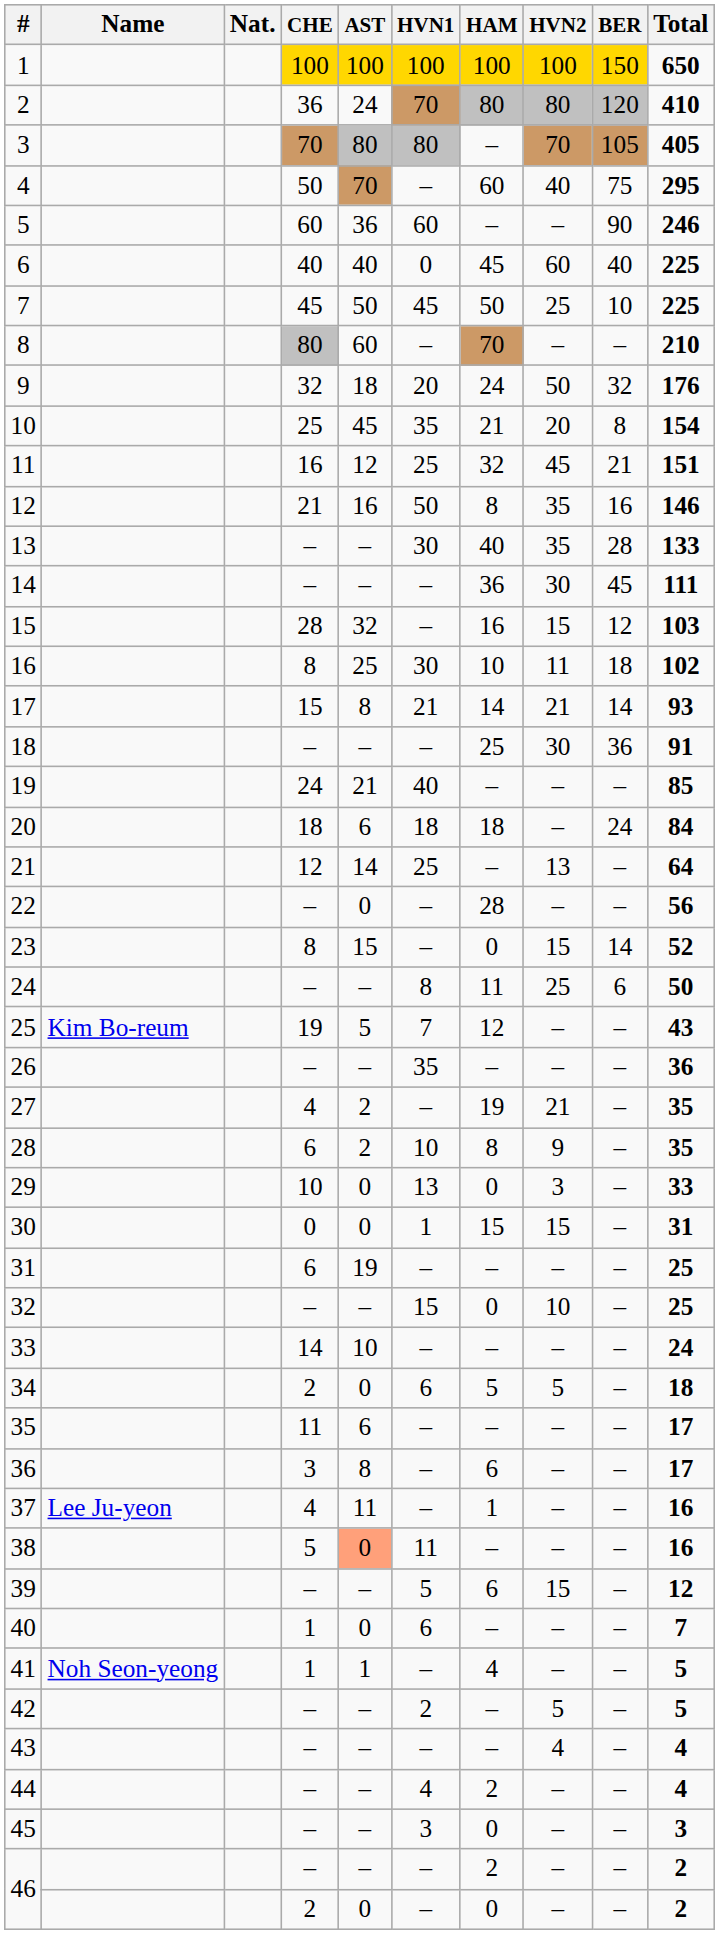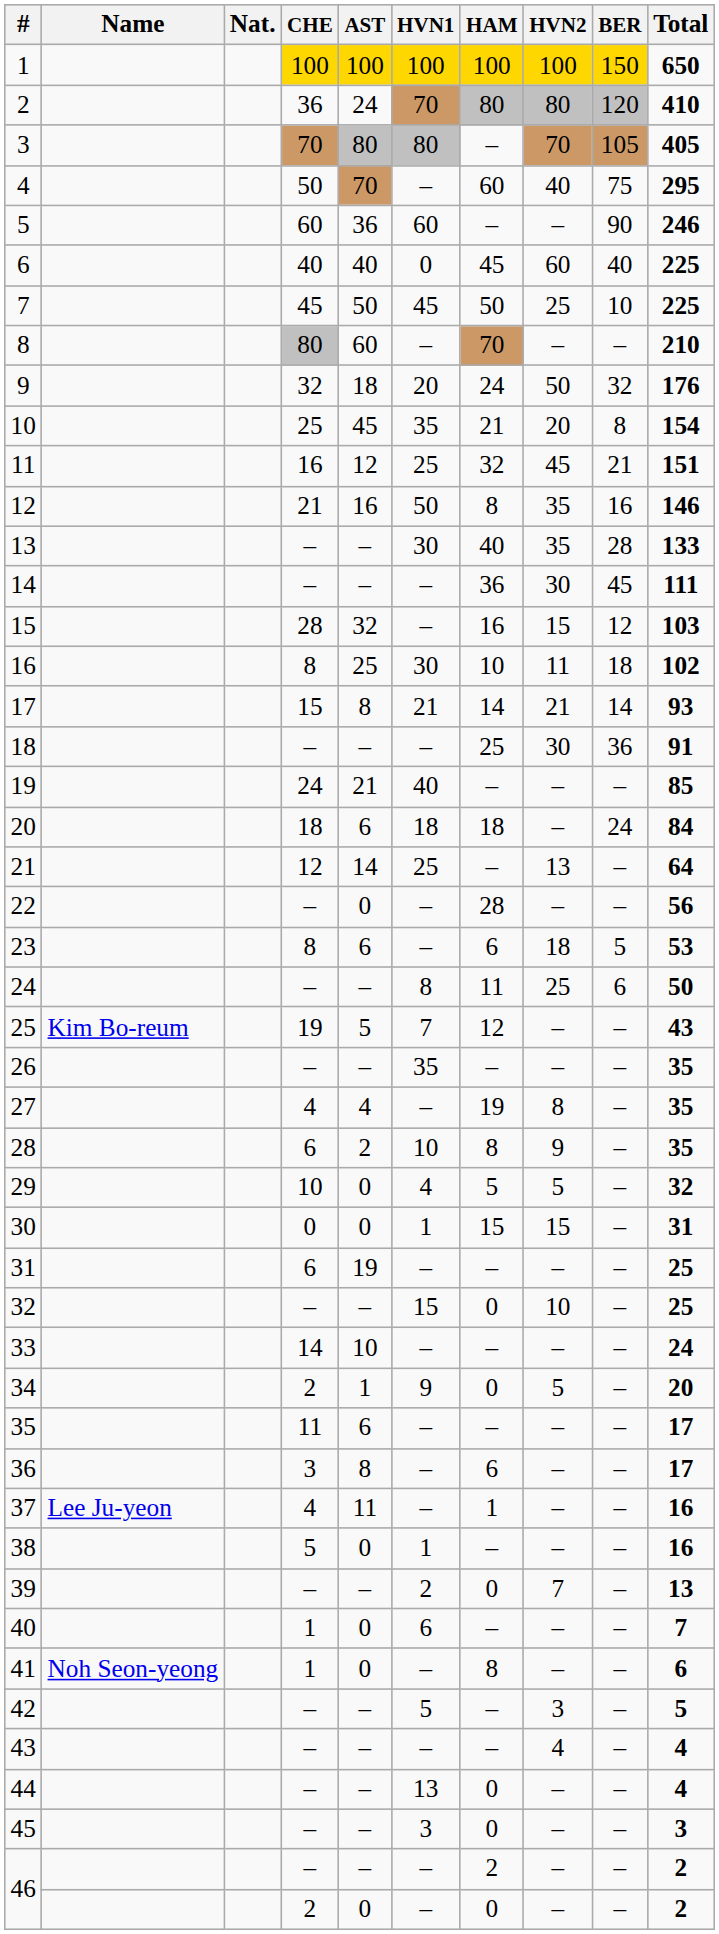(365, 946) 15 -> (365, 946) 6
(492, 946) 0 -> (492, 946) 6
(558, 946) 15 -> (558, 946) 18
(620, 946) 14 -> (620, 946) 5
(681, 946) 52 -> (681, 946) 53
(681, 1066) 36 -> (681, 1066) 35
(365, 1107) 2 -> (365, 1107) 4
(558, 1107) 21 -> (558, 1107) 8
(426, 1187) 13 -> (426, 1187) 4
(492, 1187) 0 -> (492, 1187) 5
(558, 1187) 3 -> (558, 1187) 5
(681, 1187) 33 -> (681, 1187) 32
(365, 1387) 0 -> (365, 1387) 1
(426, 1387) 6 -> (426, 1387) 9
(492, 1387) 5 -> (492, 1387) 0
(681, 1387) 18 -> (681, 1387) 20
(365, 1548) lightsalmon background -> (365, 1548) no background
(426, 1548) 11 -> (426, 1548) 1
(426, 1588) 5 -> (426, 1588) 2
(492, 1588) 6 -> (492, 1588) 0
(558, 1588) 15 -> (558, 1588) 7
(681, 1588) 12 -> (681, 1588) 13
(365, 1668) 1 -> (365, 1668) 0
(492, 1668) 4 -> (492, 1668) 8
(681, 1668) 5 -> (681, 1668) 6
(426, 1708) 2 -> (426, 1708) 5
(558, 1708) 5 -> (558, 1708) 3
(426, 1788) 4 -> (426, 1788) 13
(492, 1788) 2 -> (492, 1788) 0
